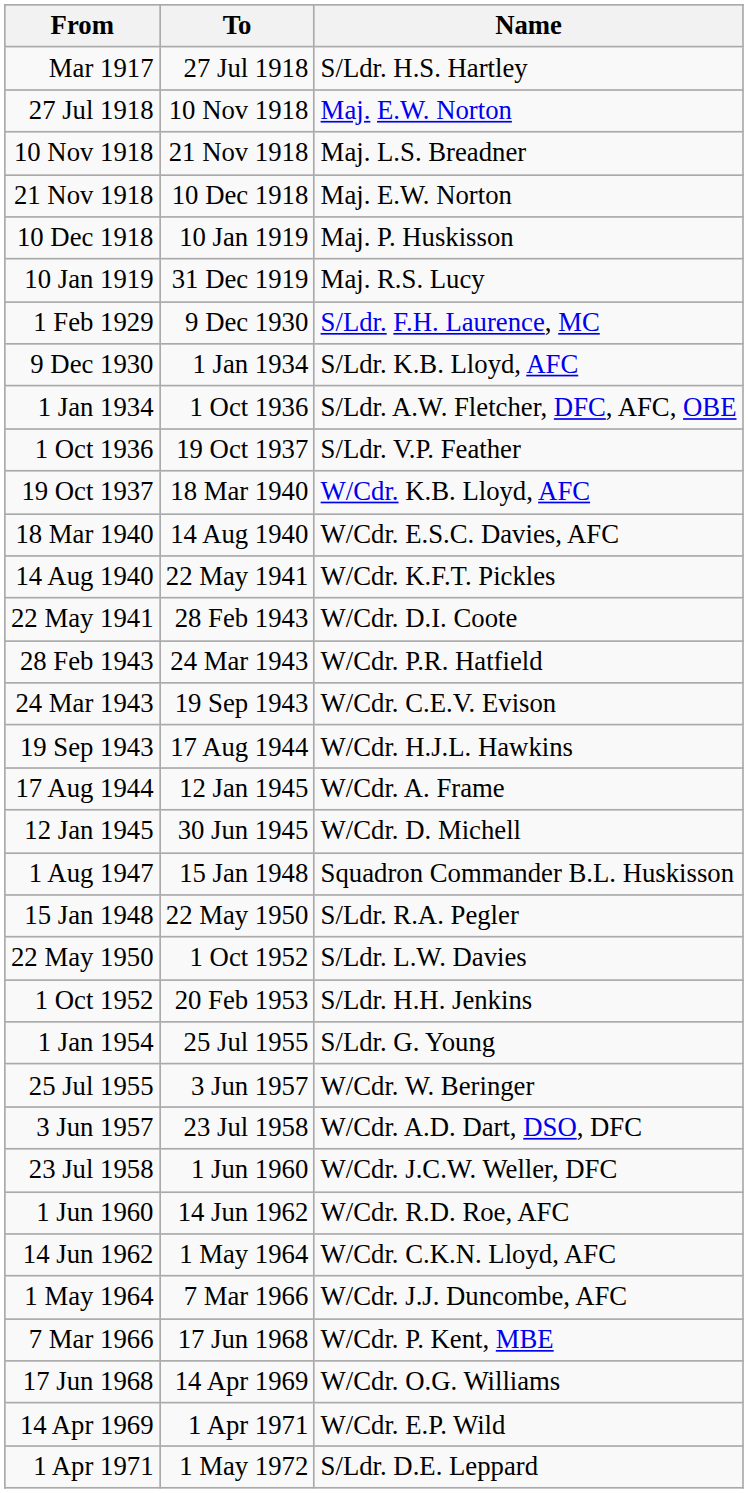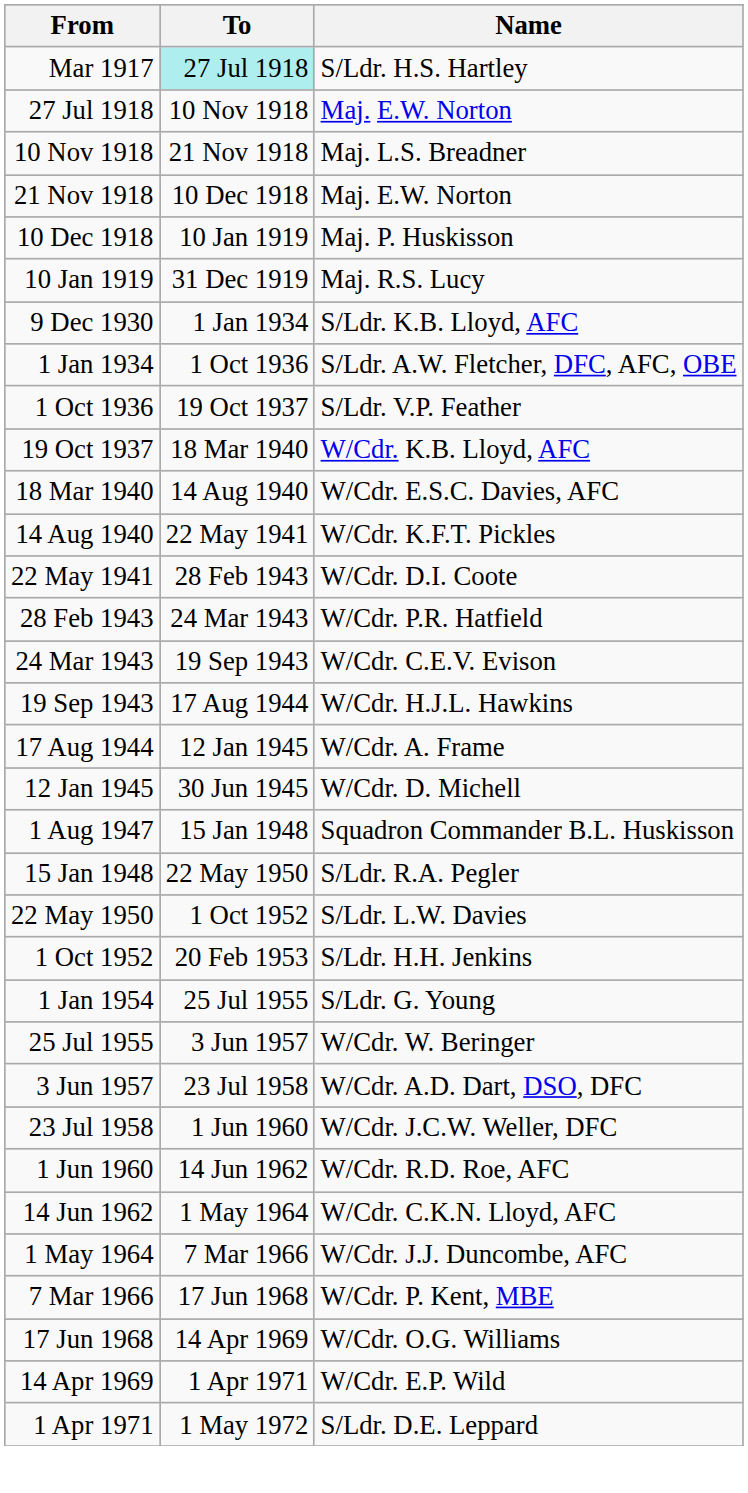(246, 68) no background -> (246, 68) paleturquoise background
- row: (93, 322)
